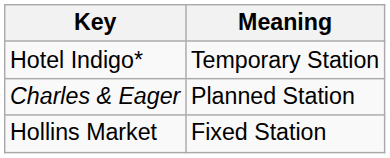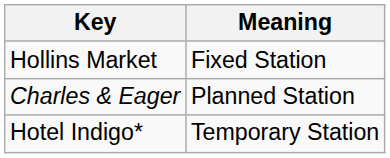rows swapped: (84, 133) <-> (77, 59)
